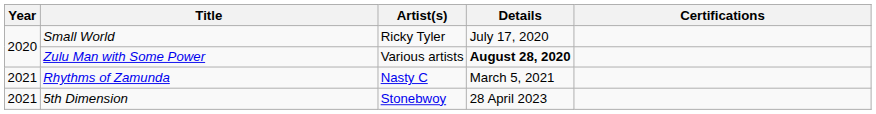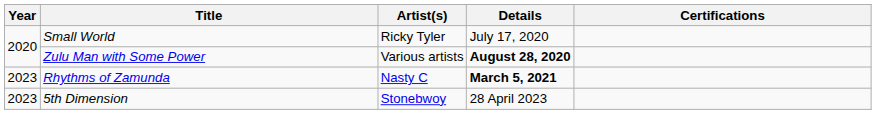(22, 78) 2021 -> (22, 78) 2023
(512, 78) normal -> (513, 78) bold
(22, 99) 2021 -> (22, 99) 2023
